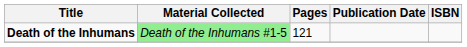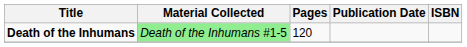(302, 32) 121 -> (302, 32) 120
